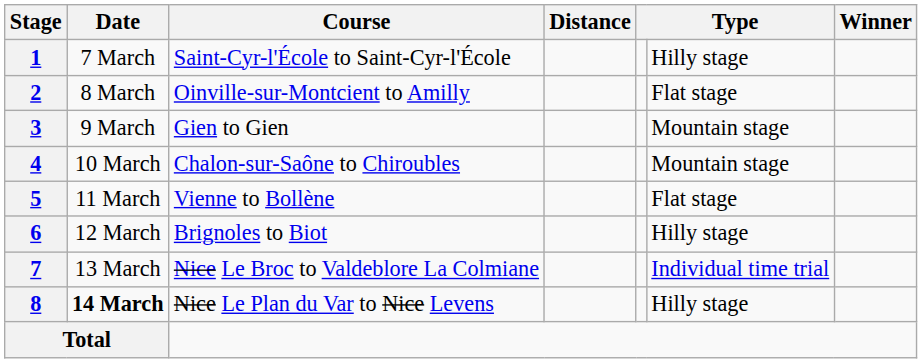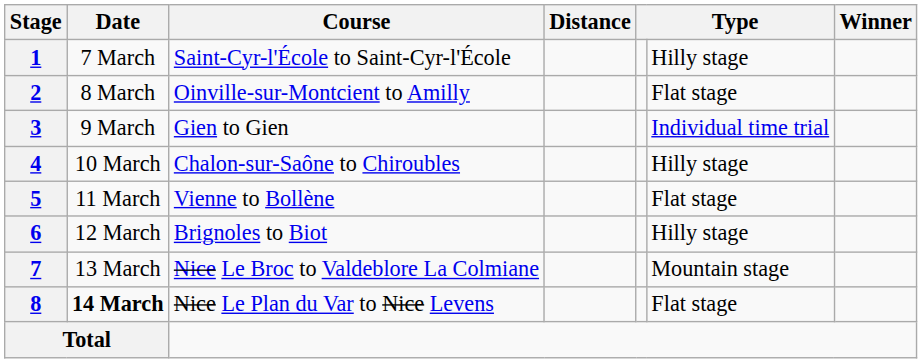(720, 127) Mountain stage -> (740, 127) Individual time trial
(720, 163) Mountain stage -> (700, 163) Hilly stage
(740, 269) Individual time trial -> (720, 269) Mountain stage
(700, 304) Hilly stage -> (694, 304) Flat stage
